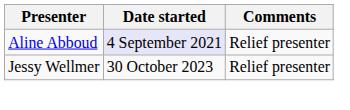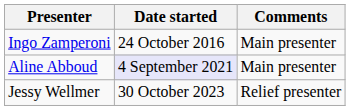+ row: (59, 42)
(280, 42) Relief presenter -> (288, 67) Main presenter
